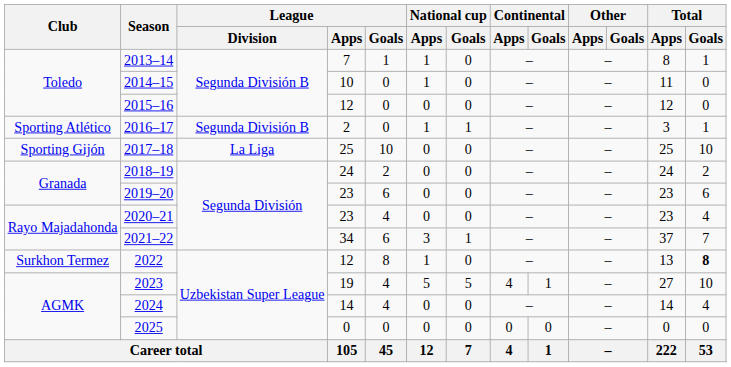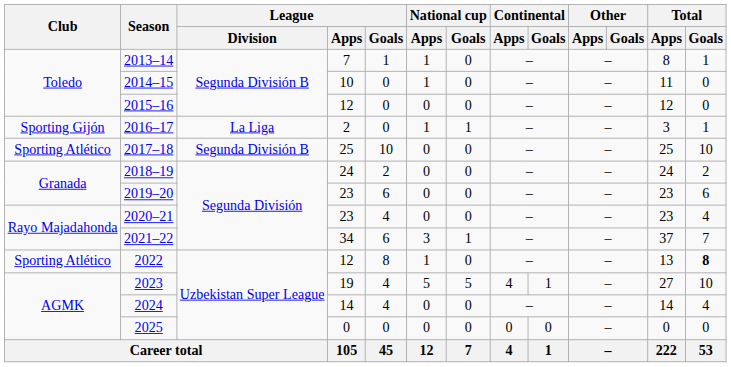(63, 127) Sporting Atlético -> (63, 127) Sporting Gijón
(252, 127) Segunda División B -> (252, 127) La Liga
(63, 149) Sporting Gijón -> (63, 149) Sporting Atlético
(252, 149) La Liga -> (252, 149) Segunda División B
(63, 261) Surkhon Termez -> (63, 261) Sporting Atlético
